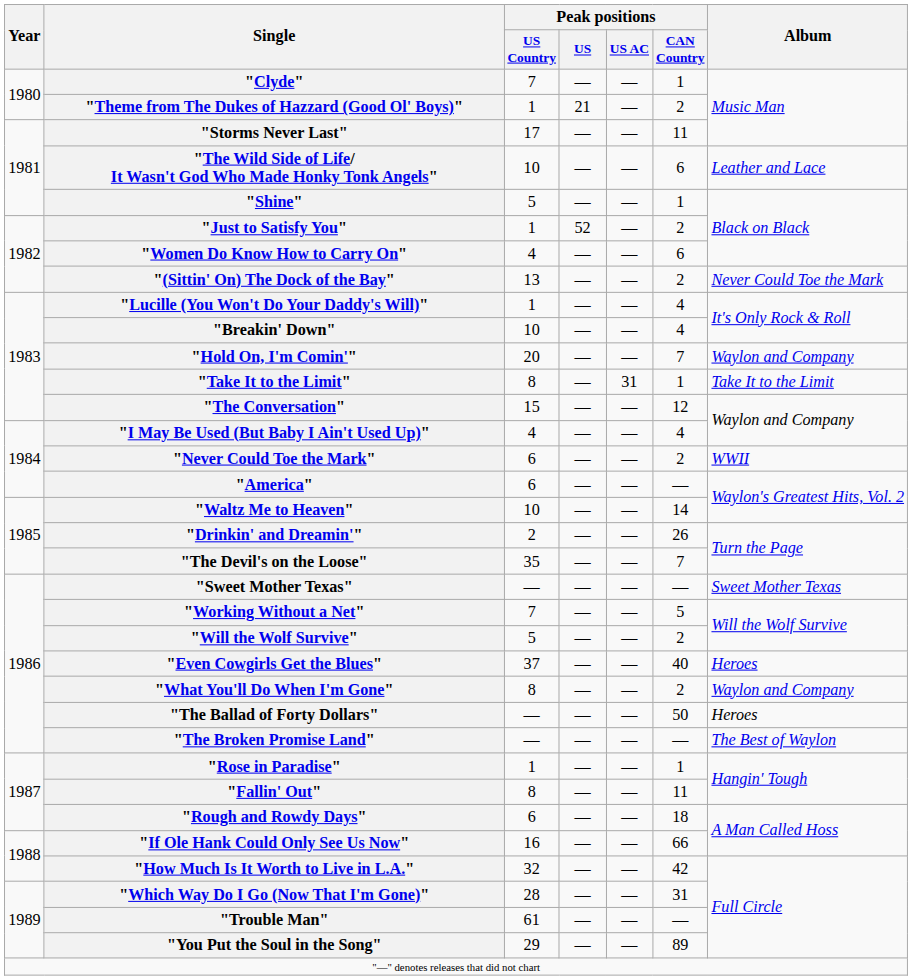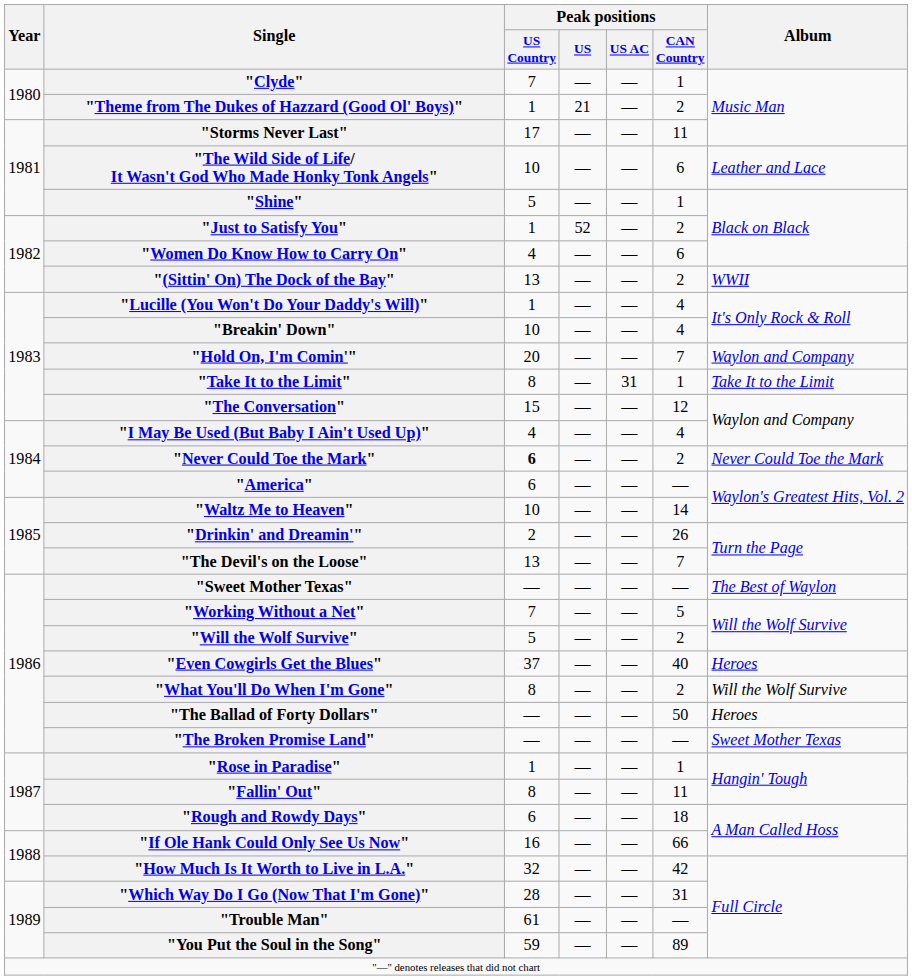(797, 279) Never Could Toe the Mark -> (730, 279) WWII
(532, 458) normal -> (532, 458) bold
(730, 458) WWII -> (797, 458) Never Could Toe the Mark
(532, 561) 35 -> (532, 561) 13
(776, 586) Sweet Mother Texas -> (774, 586) The Best of Waylon
(783, 689) Waylon and Company -> (779, 689) Will the Wolf Survive
(774, 740) The Best of Waylon -> (776, 740) Sweet Mother Texas
(532, 945) 29 -> (532, 945) 59
